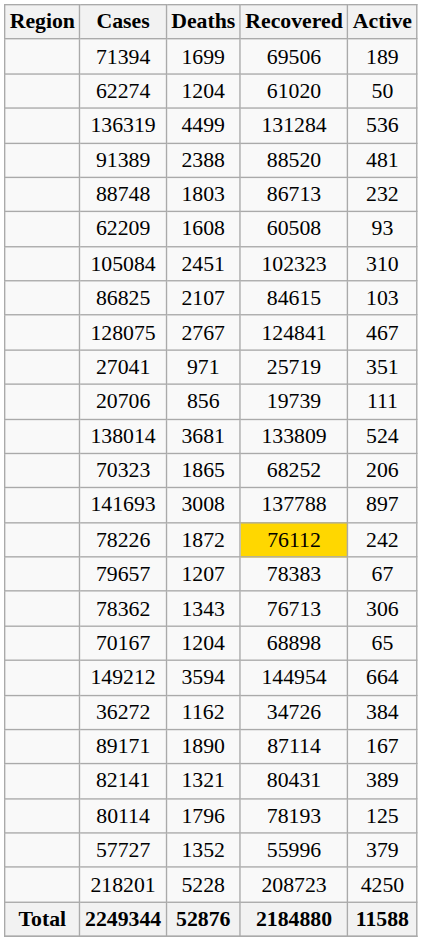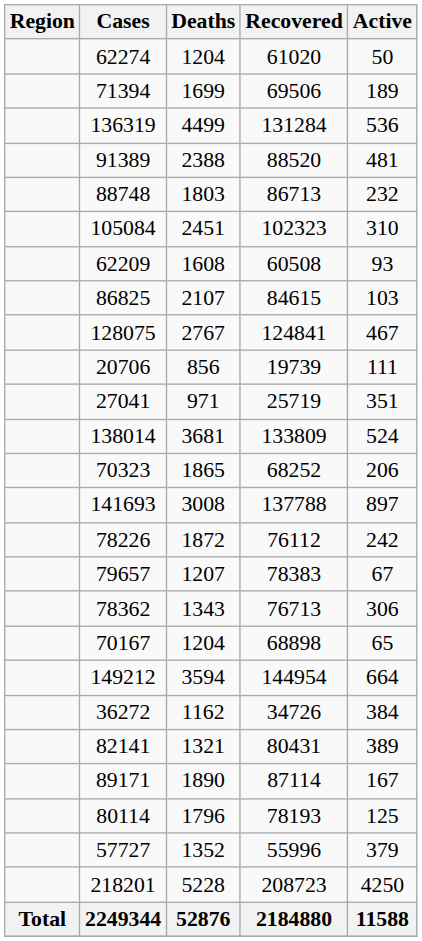rows swapped: (123, 56) <-> (123, 90)
rows swapped: (123, 228) <-> (123, 263)
rows swapped: (123, 401) <-> (123, 366)
(294, 539) gold background -> (294, 539) no background
rows swapped: (123, 746) <-> (123, 780)
